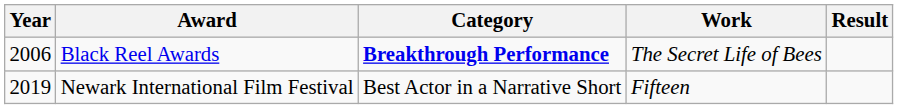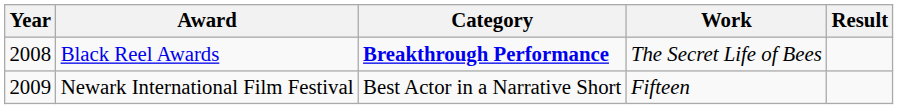(30, 53) 2006 -> (30, 53) 2008
(30, 86) 2019 -> (30, 86) 2009
